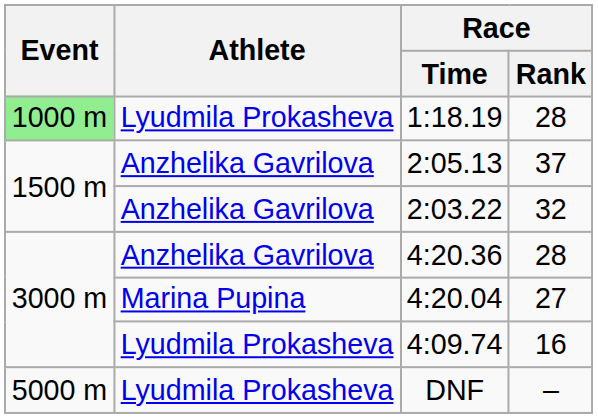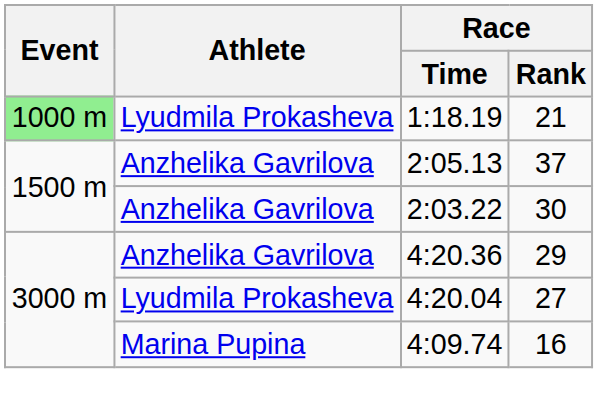(551, 119) 28 -> (551, 119) 21
(551, 209) 32 -> (551, 209) 30
(551, 254) 28 -> (551, 254) 29
(213, 300) Marina Pupina -> (257, 300) Lyudmila Prokasheva
(257, 345) Lyudmila Prokasheva -> (213, 345) Marina Pupina
- row: (455, 390)
